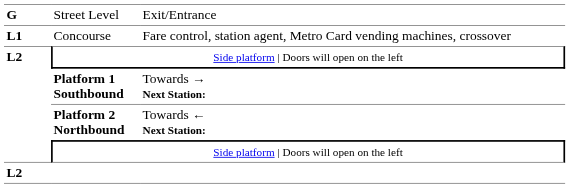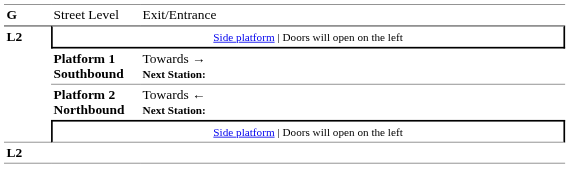- row: (82, 36)
